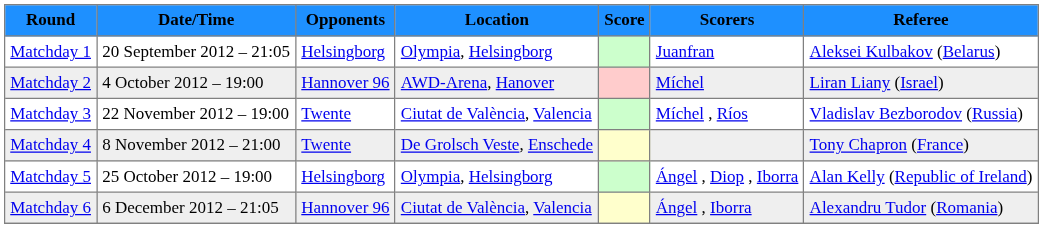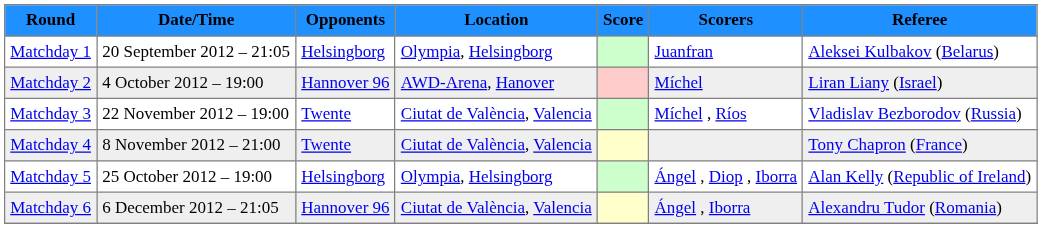(497, 145) De Grolsch Veste, Enschede -> (496, 145) Ciutat de València, Valencia
